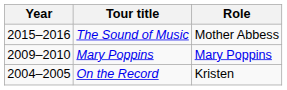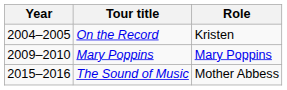rows swapped: (118, 74) <-> (133, 34)
